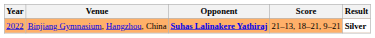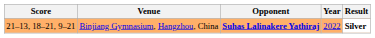columns swapped: (15, 12) <-> (306, 12)
